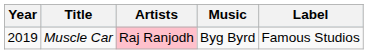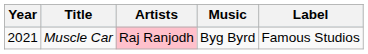(23, 37) 2019 -> (23, 37) 2021
